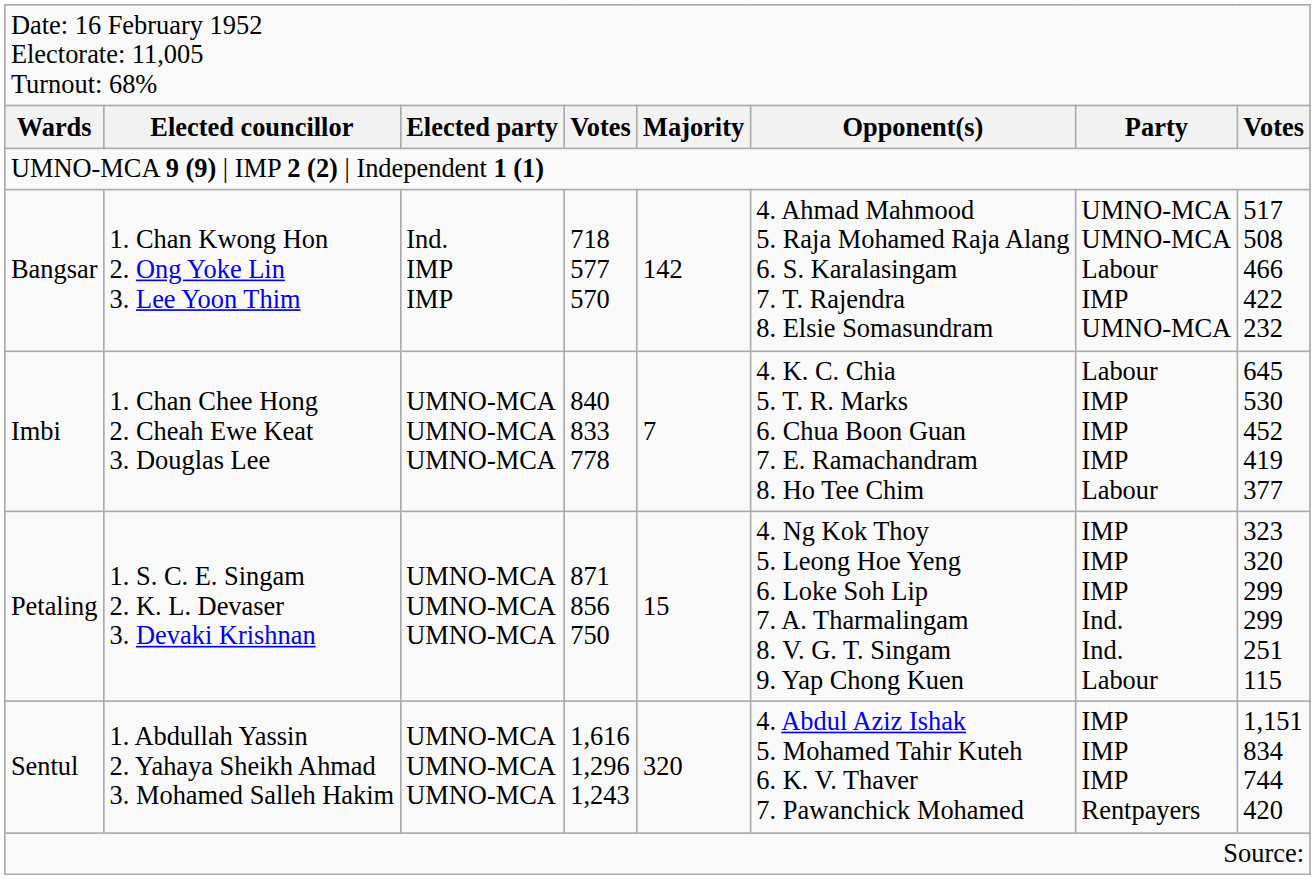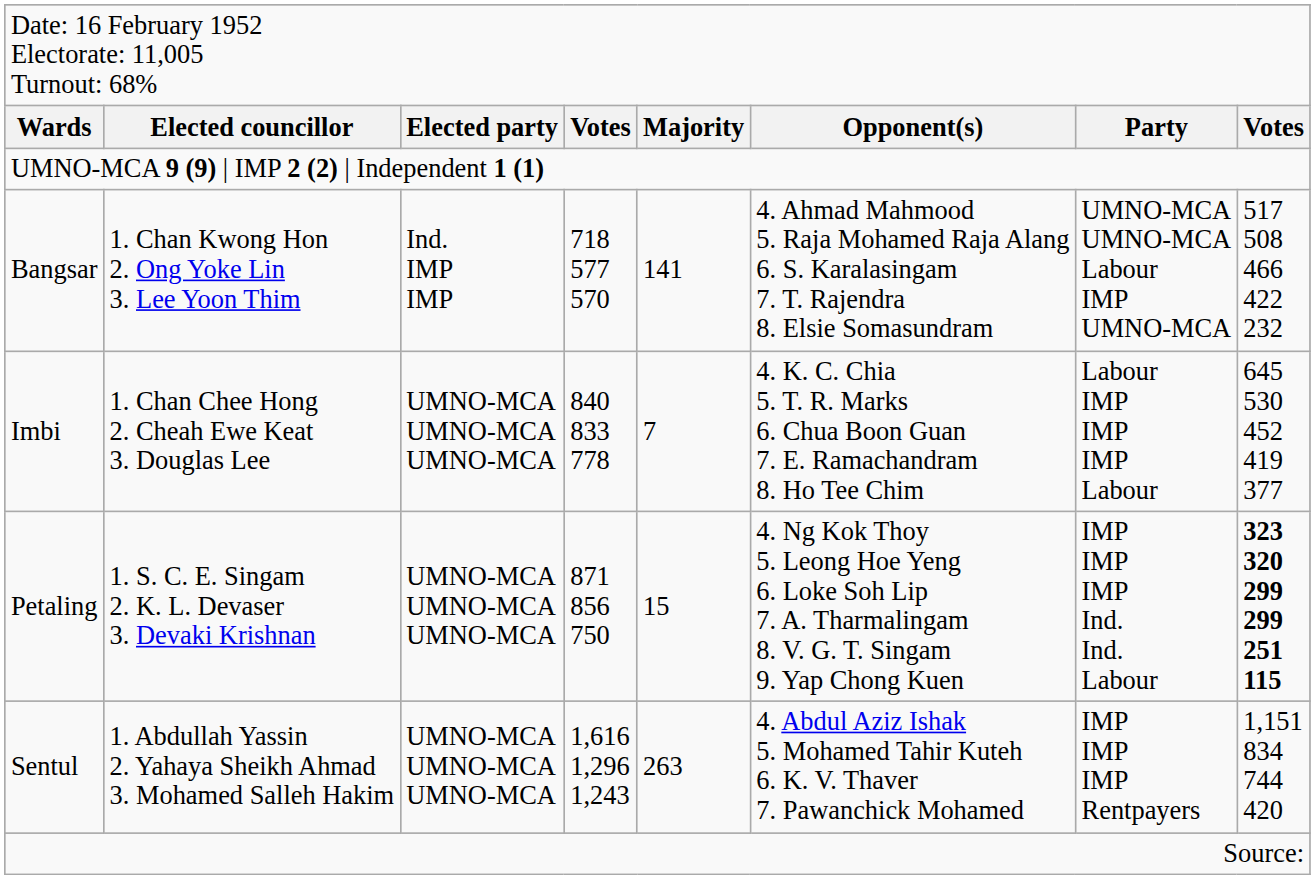(663, 269) 142 -> (663, 269) 141
(1263, 606) normal -> (1263, 606) bold
(663, 766) 320 -> (663, 766) 263
